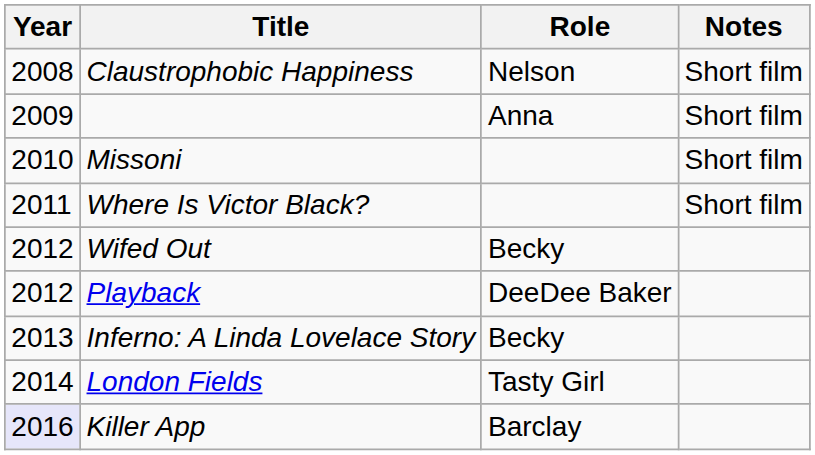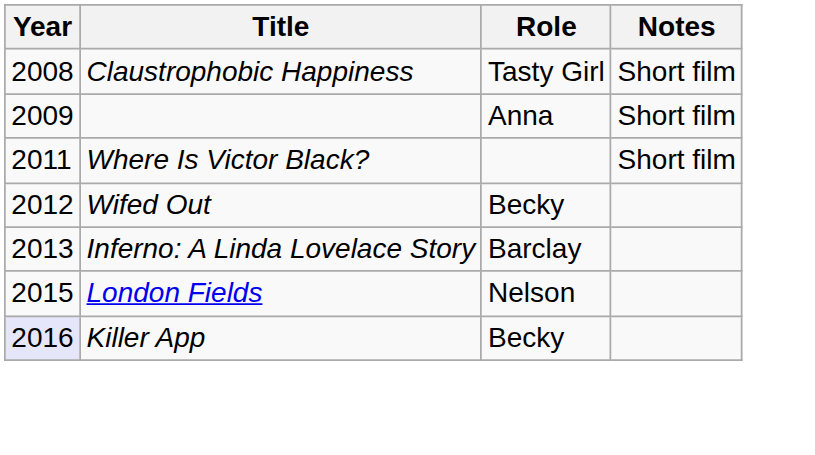(532, 71) Nelson -> (546, 71) Tasty Girl
- row: (134, 159)
- row: (143, 293)
(526, 337) Becky -> (535, 248) Barclay
(42, 381) 2014 -> (42, 293) 2015
(546, 381) Tasty Girl -> (532, 293) Nelson
(535, 426) Barclay -> (526, 337) Becky
